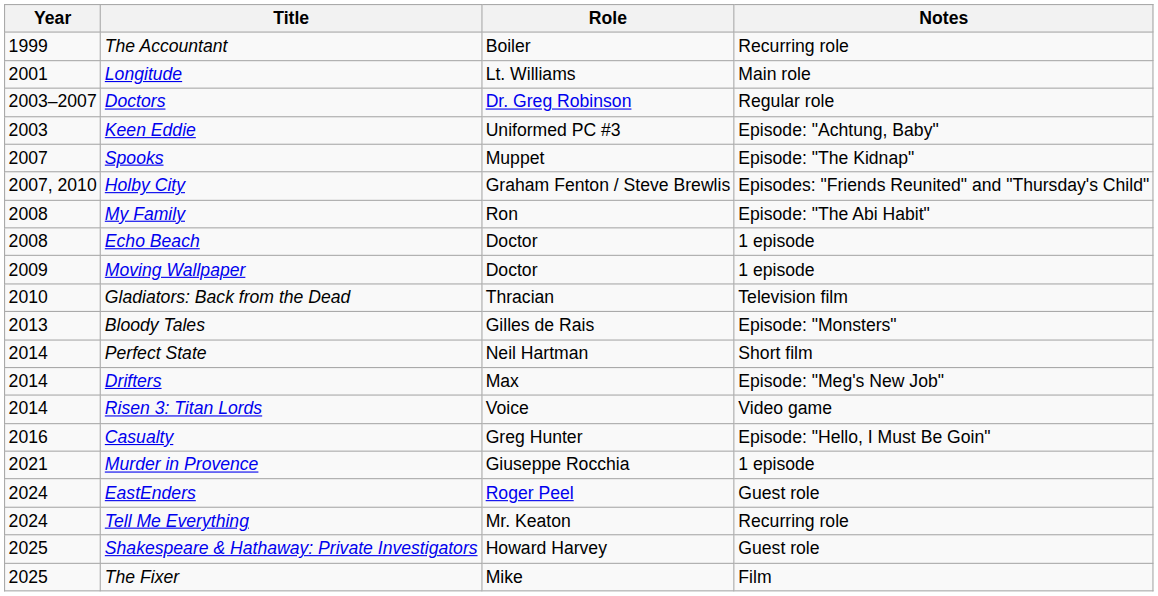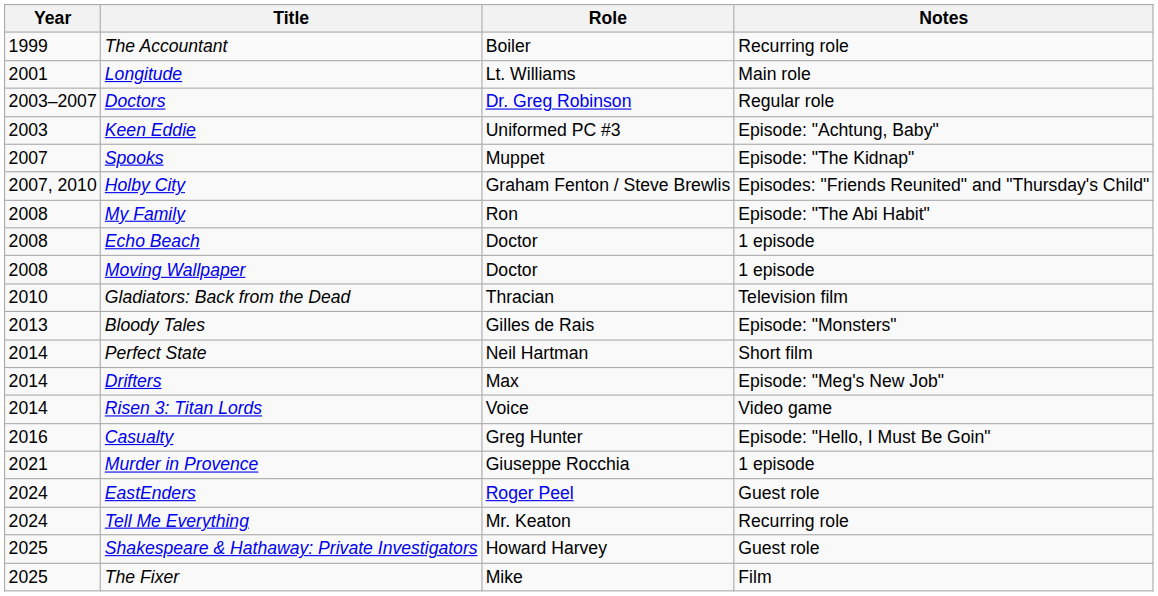(28, 269) 2009 -> (28, 269) 2008
